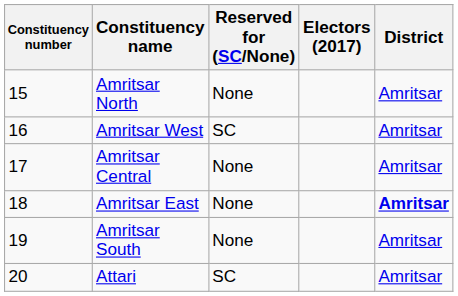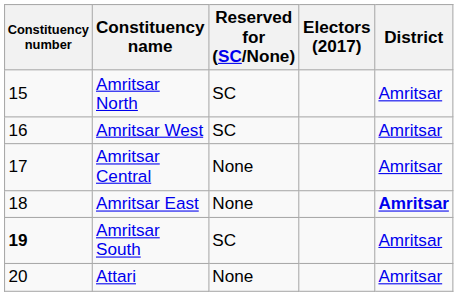(233, 93) None -> (224, 93) SC
(18, 240) normal -> (18, 240) bold
(233, 240) None -> (224, 240) SC
(224, 277) SC -> (233, 277) None
